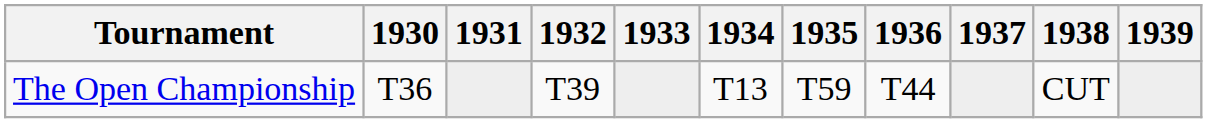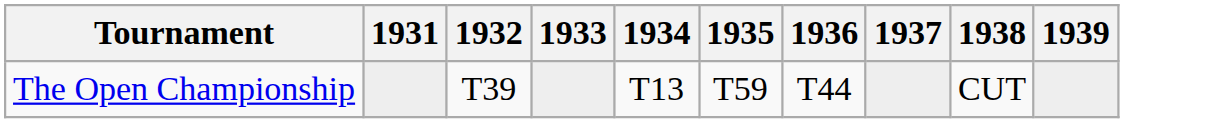- column: (405, 32)
